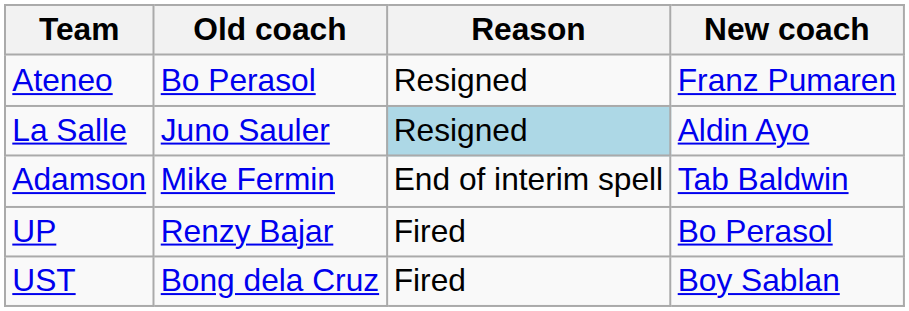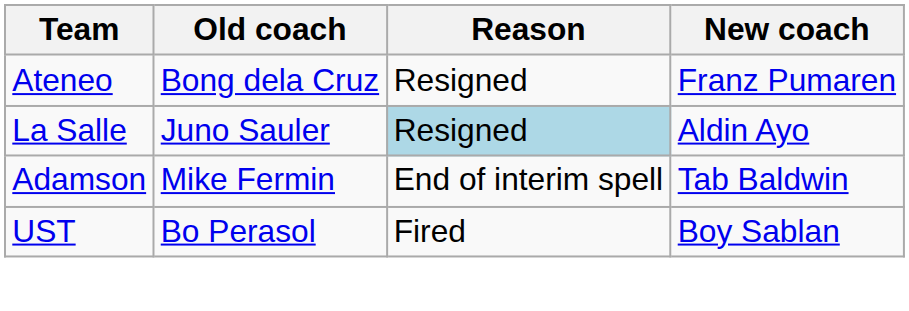(238, 79) Bo Perasol -> (270, 79) Bong dela Cruz
- row: (34, 230)
(270, 280) Bong dela Cruz -> (238, 230) Bo Perasol
